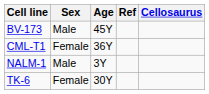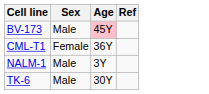- column: (172, 13)
(103, 30) no background -> (103, 30) pink background
(71, 81) Female -> (64, 81) Male
